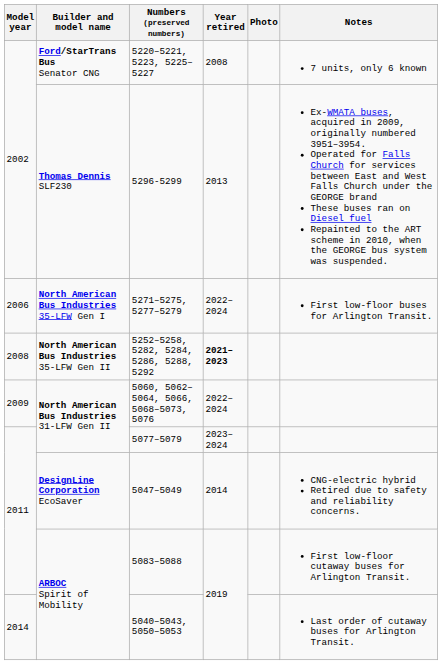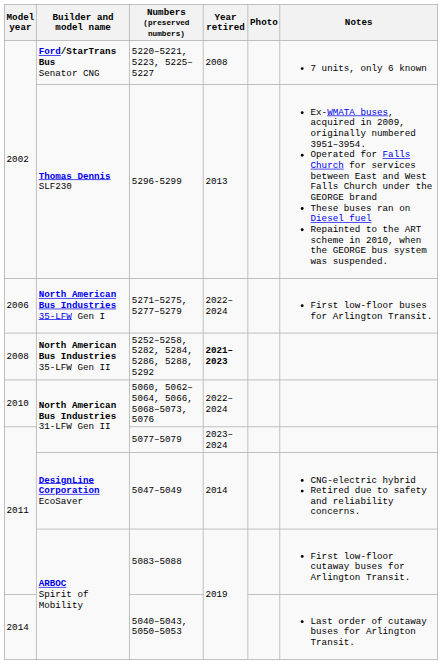(18, 403) 2009 -> (18, 403) 2010
